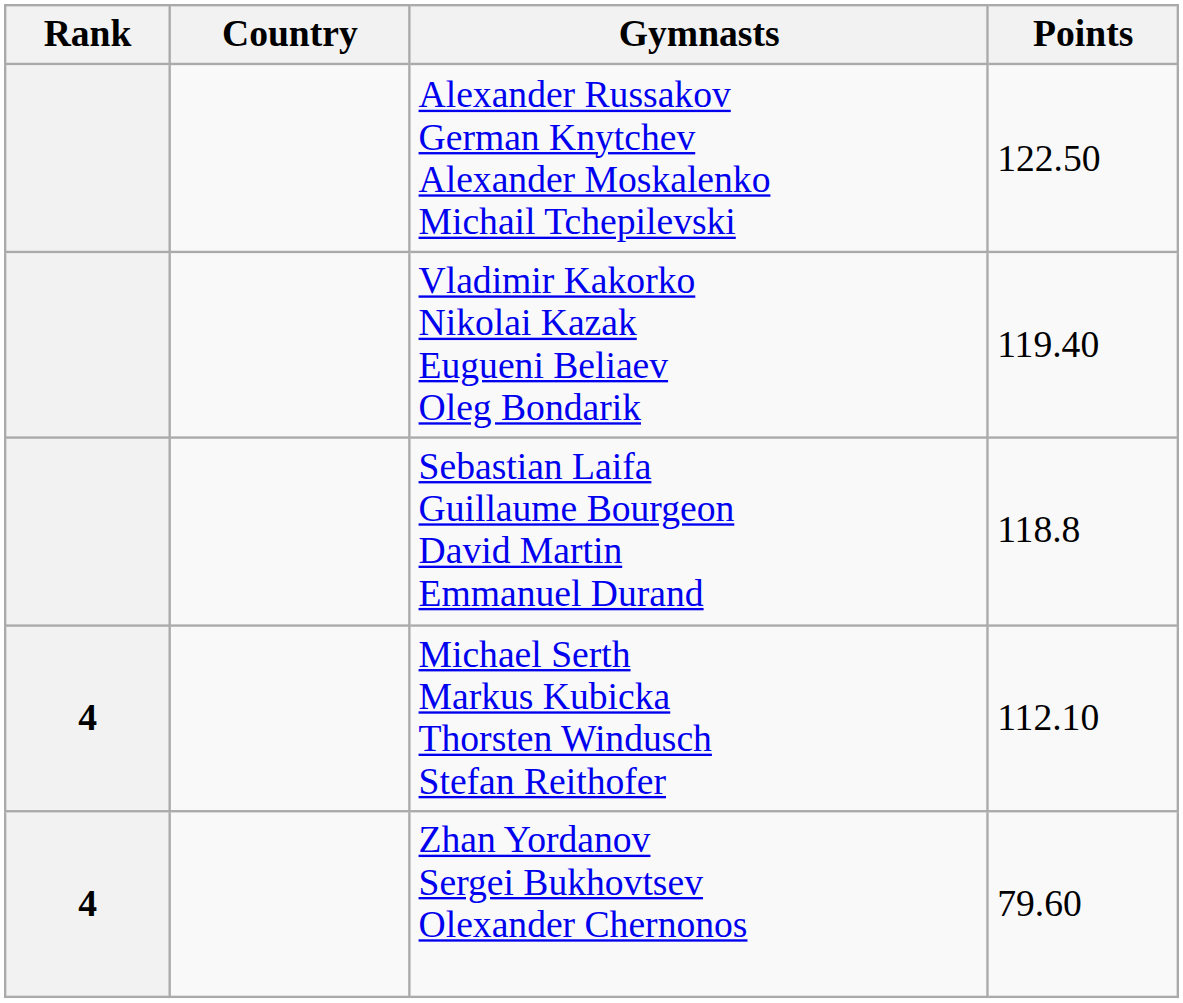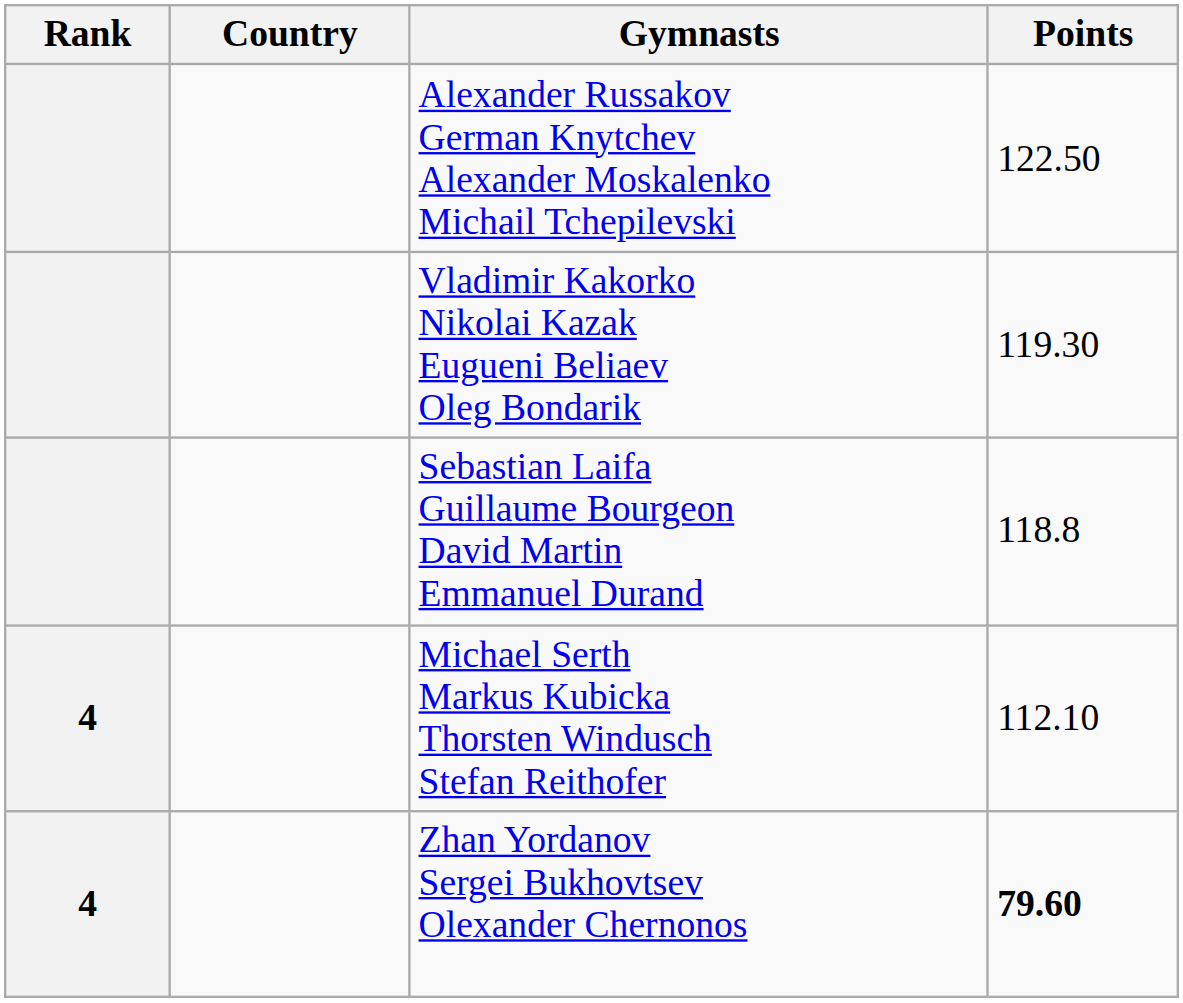(1048, 343) 119.40 -> (1048, 343) 119.30
(1040, 903) normal -> (1040, 903) bold
